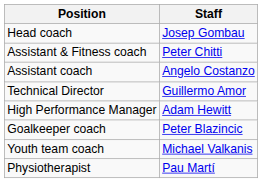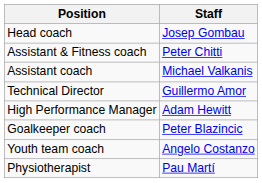(208, 71) Angelo Costanzo -> (207, 71) Michael Valkanis
(207, 149) Michael Valkanis -> (208, 149) Angelo Costanzo
